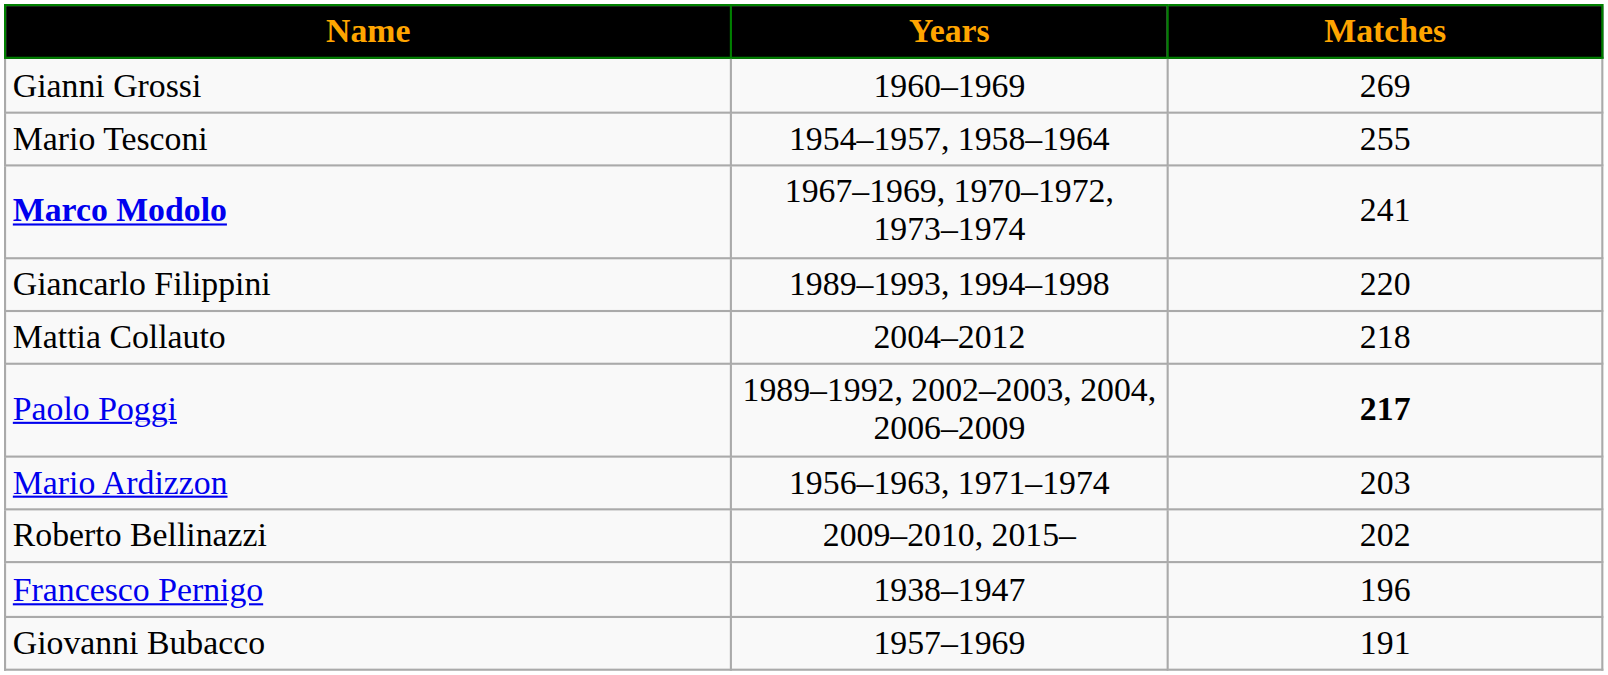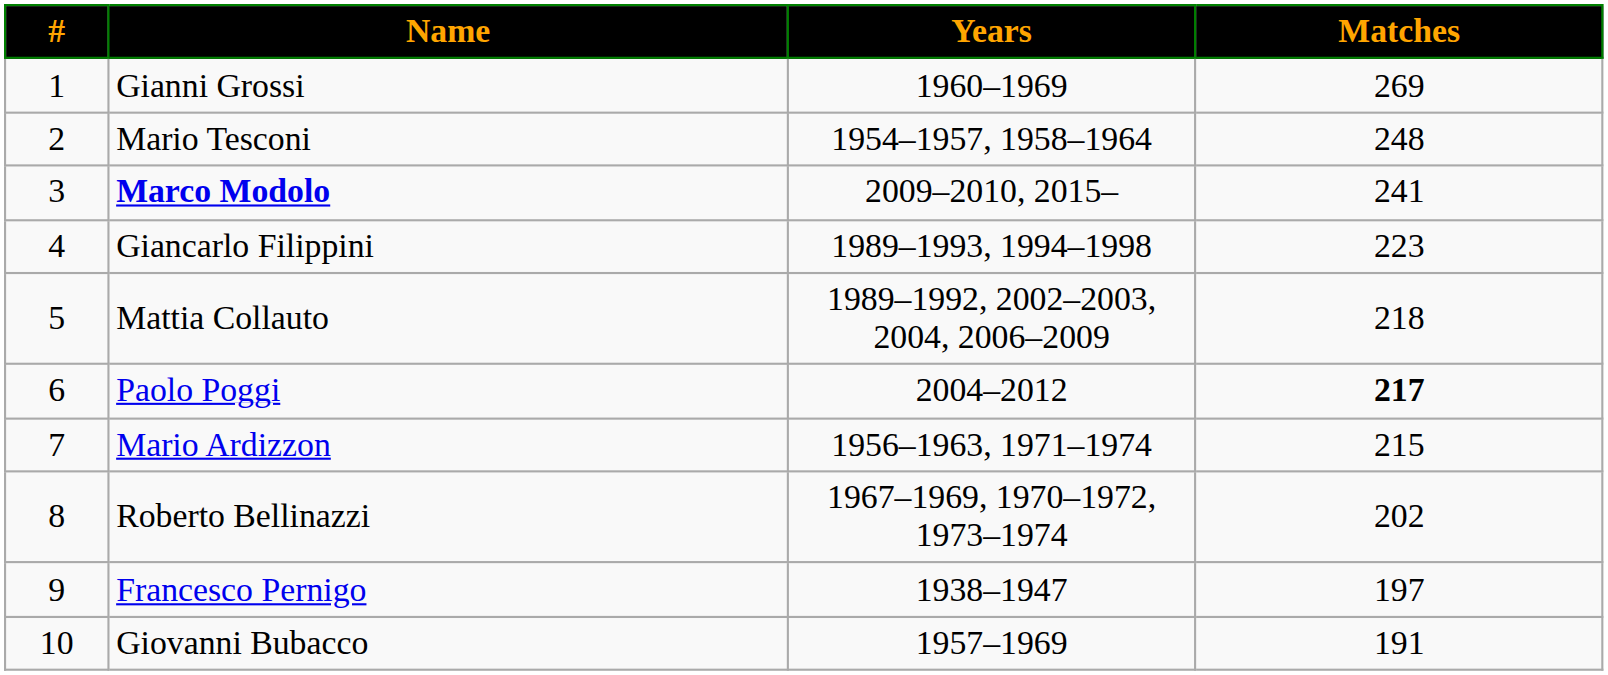+ column: (57, 31)
(1385, 138) 255 -> (1399, 138) 248
(949, 210) 1967–1969, 1970–1972, 1973–1974 -> (992, 191) 2009–2010, 2015–
(1385, 283) 220 -> (1399, 245) 223
(949, 336) 2004–2012 -> (992, 317) 1989–1992, 2002–2003, 2004, 2006–2009
(949, 409) 1989–1992, 2002–2003, 2004, 2006–2009 -> (992, 390) 2004–2012
(1385, 482) 203 -> (1399, 444) 215
(949, 535) 2009–2010, 2015– -> (992, 516) 1967–1969, 1970–1972, 1973–1974
(1385, 589) 196 -> (1399, 589) 197
